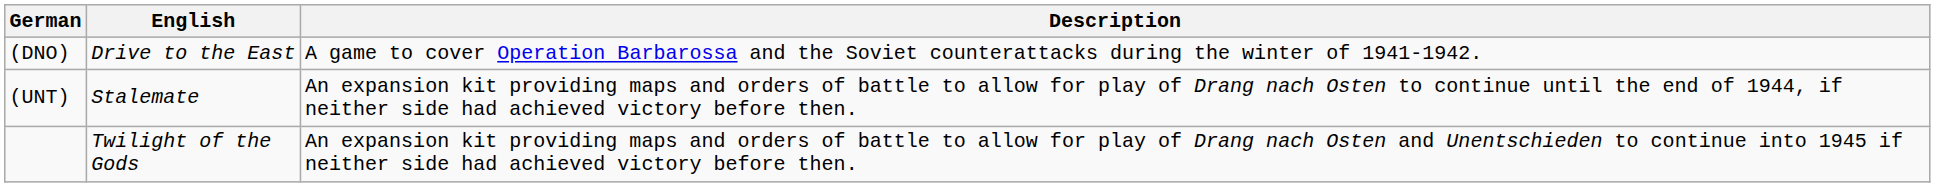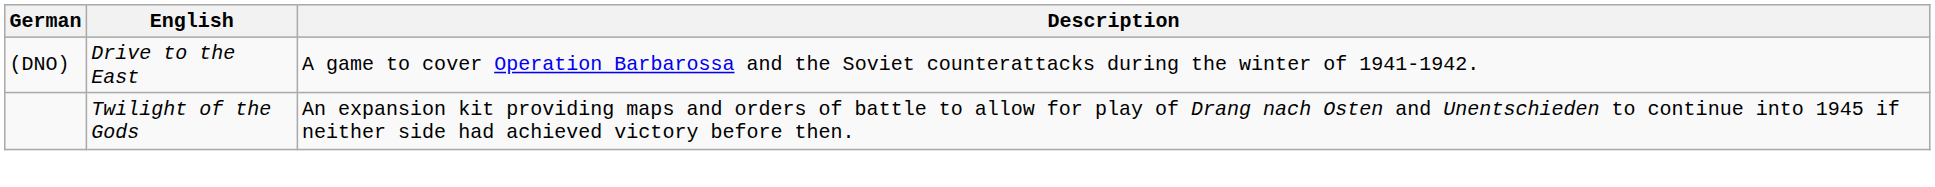- row: (40, 98)
